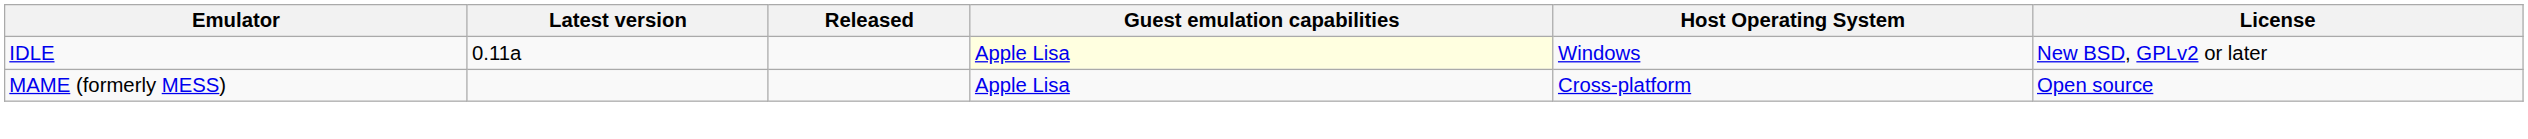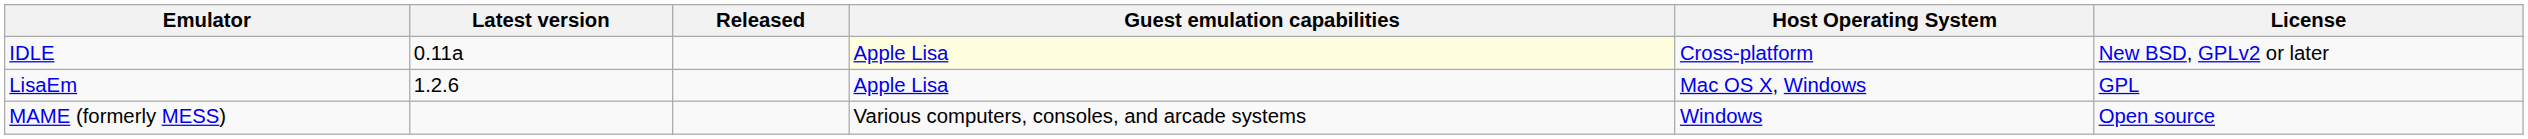(1599, 52) Windows -> (1747, 52) Cross-platform
+ row: (43, 85)
(1022, 85) Apple Lisa -> (1080, 117) Various computers, consoles, and arcade systems
(1625, 85) Cross-platform -> (1721, 117) Windows
